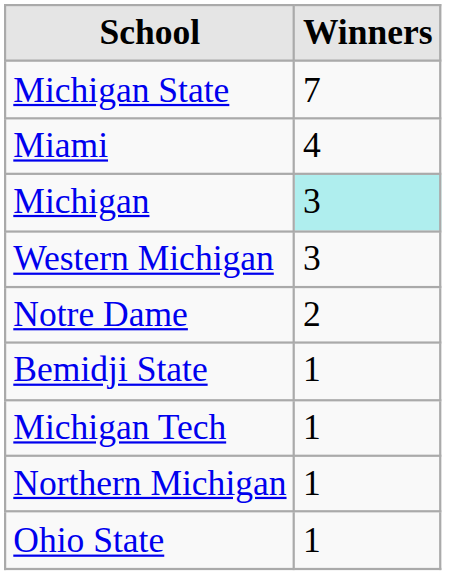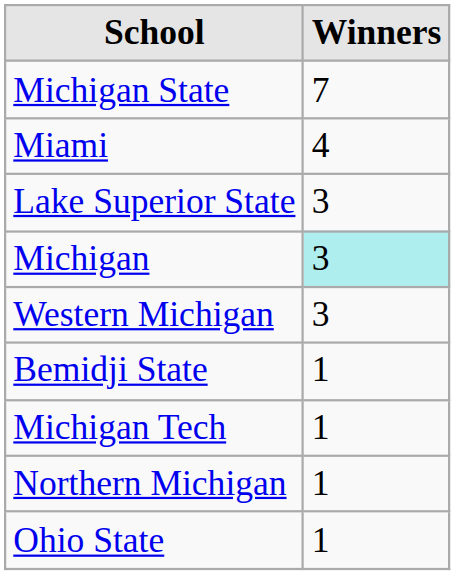+ row: (154, 201)
- row: (101, 314)
